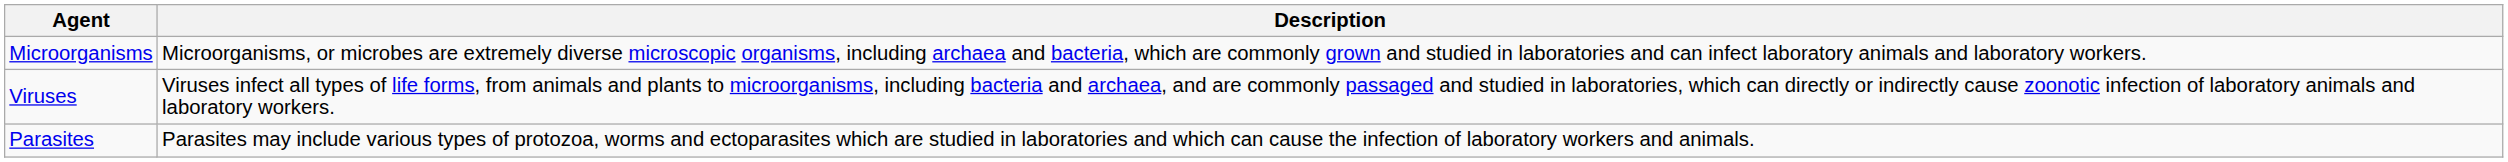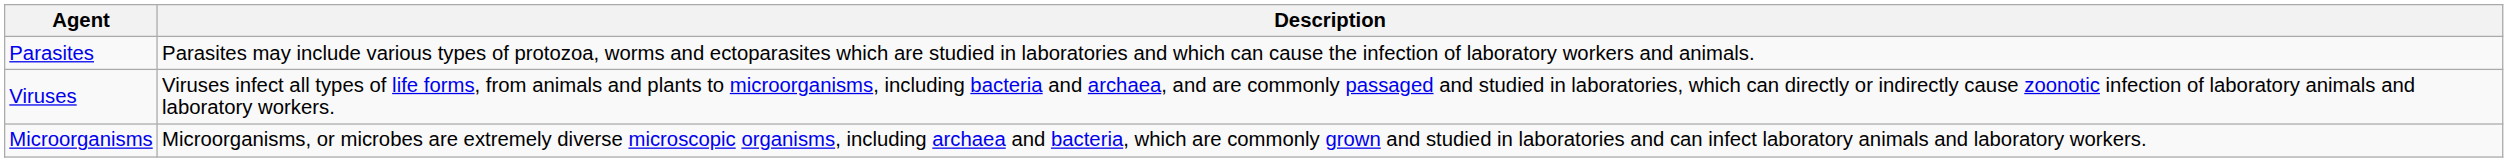rows swapped: (81, 52) <-> (52, 140)
